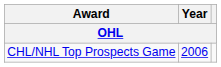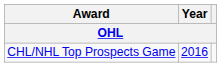(195, 52) 2006 -> (195, 52) 2016
